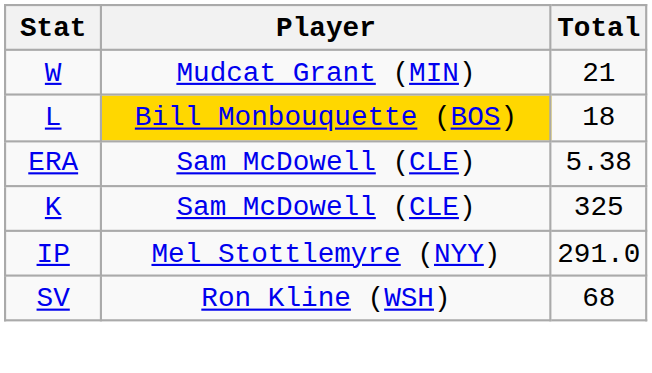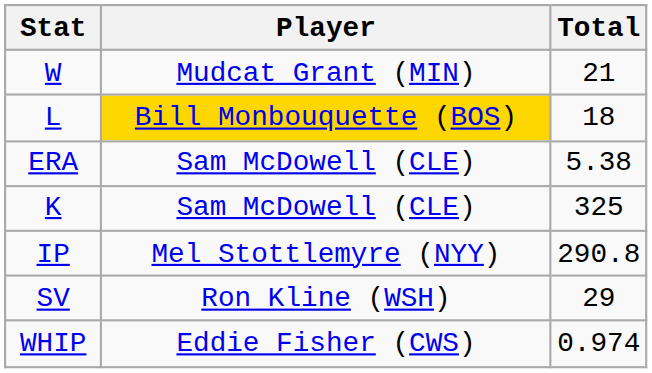(599, 253) 291.0 -> (599, 253) 290.8
(599, 298) 68 -> (599, 298) 29
+ row: (53, 344)
